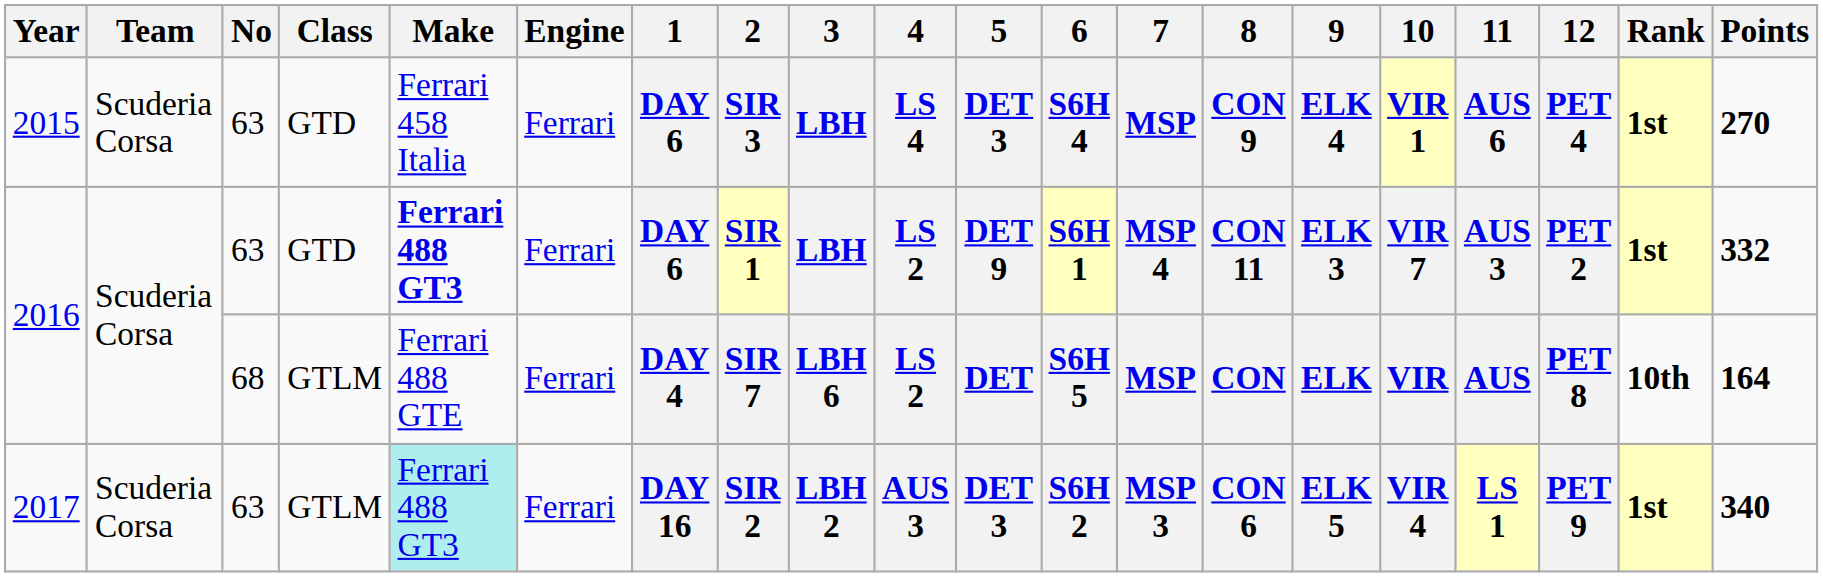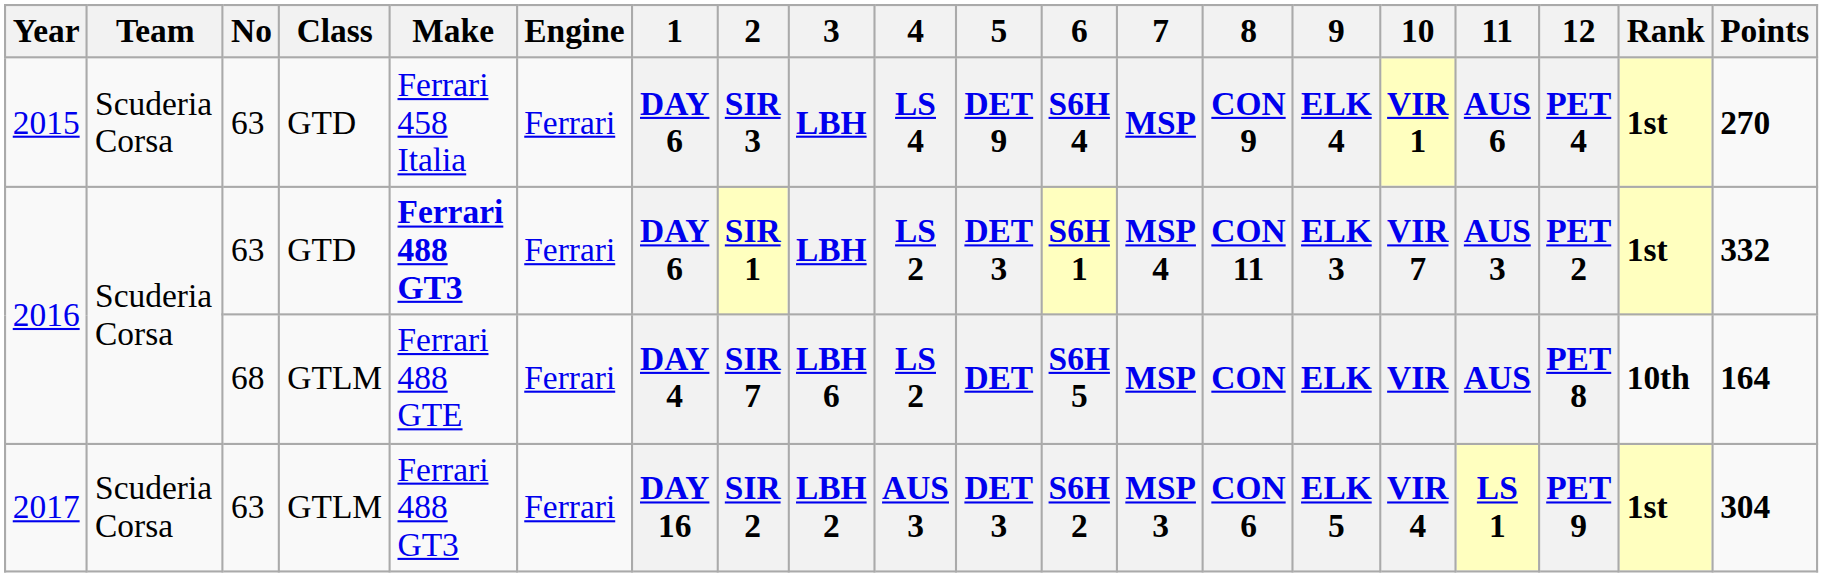(999, 121) DET 3 -> (999, 121) DET 9
(999, 249) DET 9 -> (999, 249) DET 3
(443, 506) paleturquoise background -> (443, 506) no background
(1745, 506) 340 -> (1745, 506) 304
